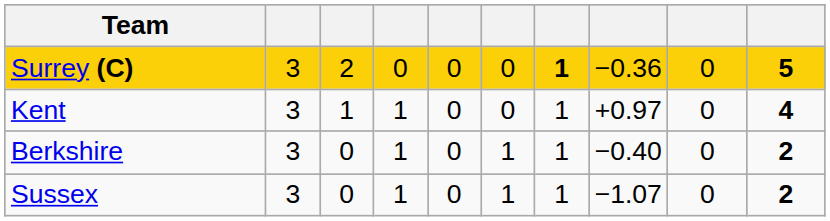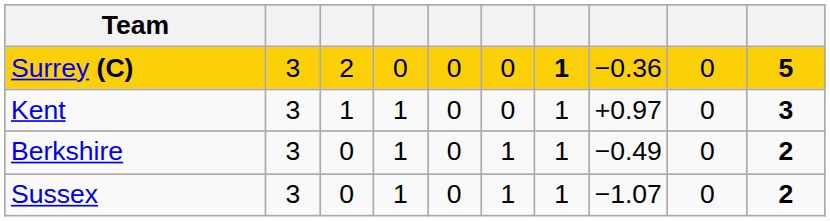(786, 109) 4 -> (786, 109) 3
(628, 151) −0.40 -> (628, 151) −0.49
